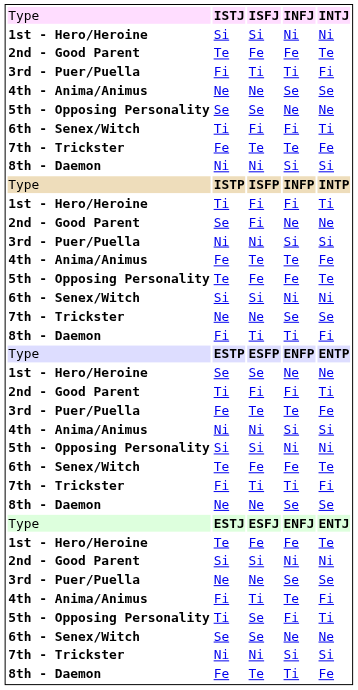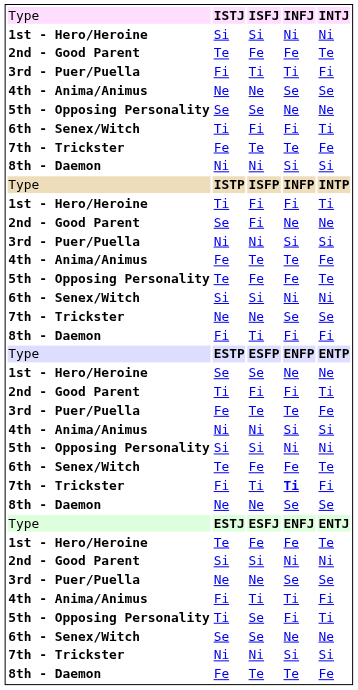(291, 335) Ti -> (291, 335) Fi
(291, 486) normal -> (291, 486) bold
(291, 598) Te -> (291, 598) Ti
(291, 674) Ti -> (291, 674) Te
